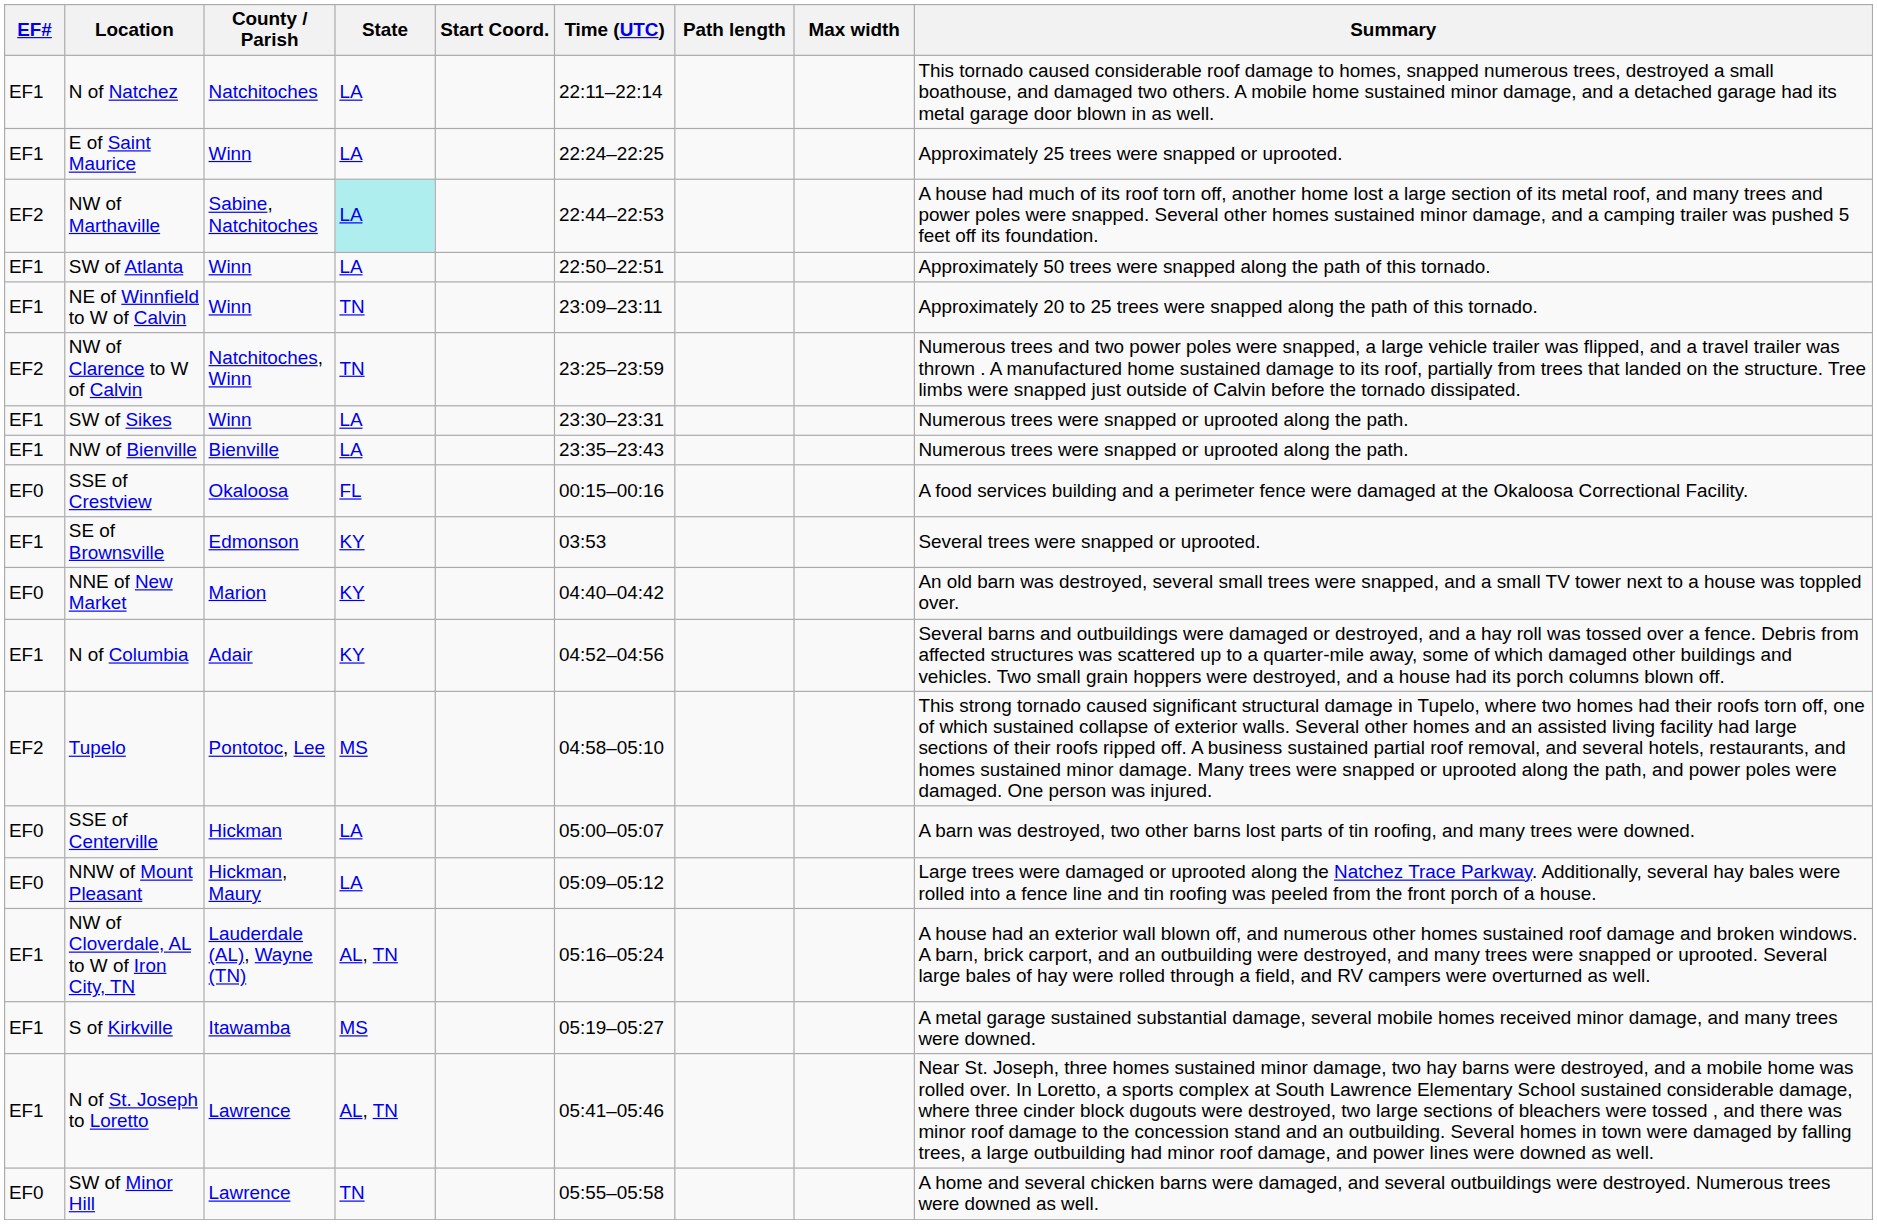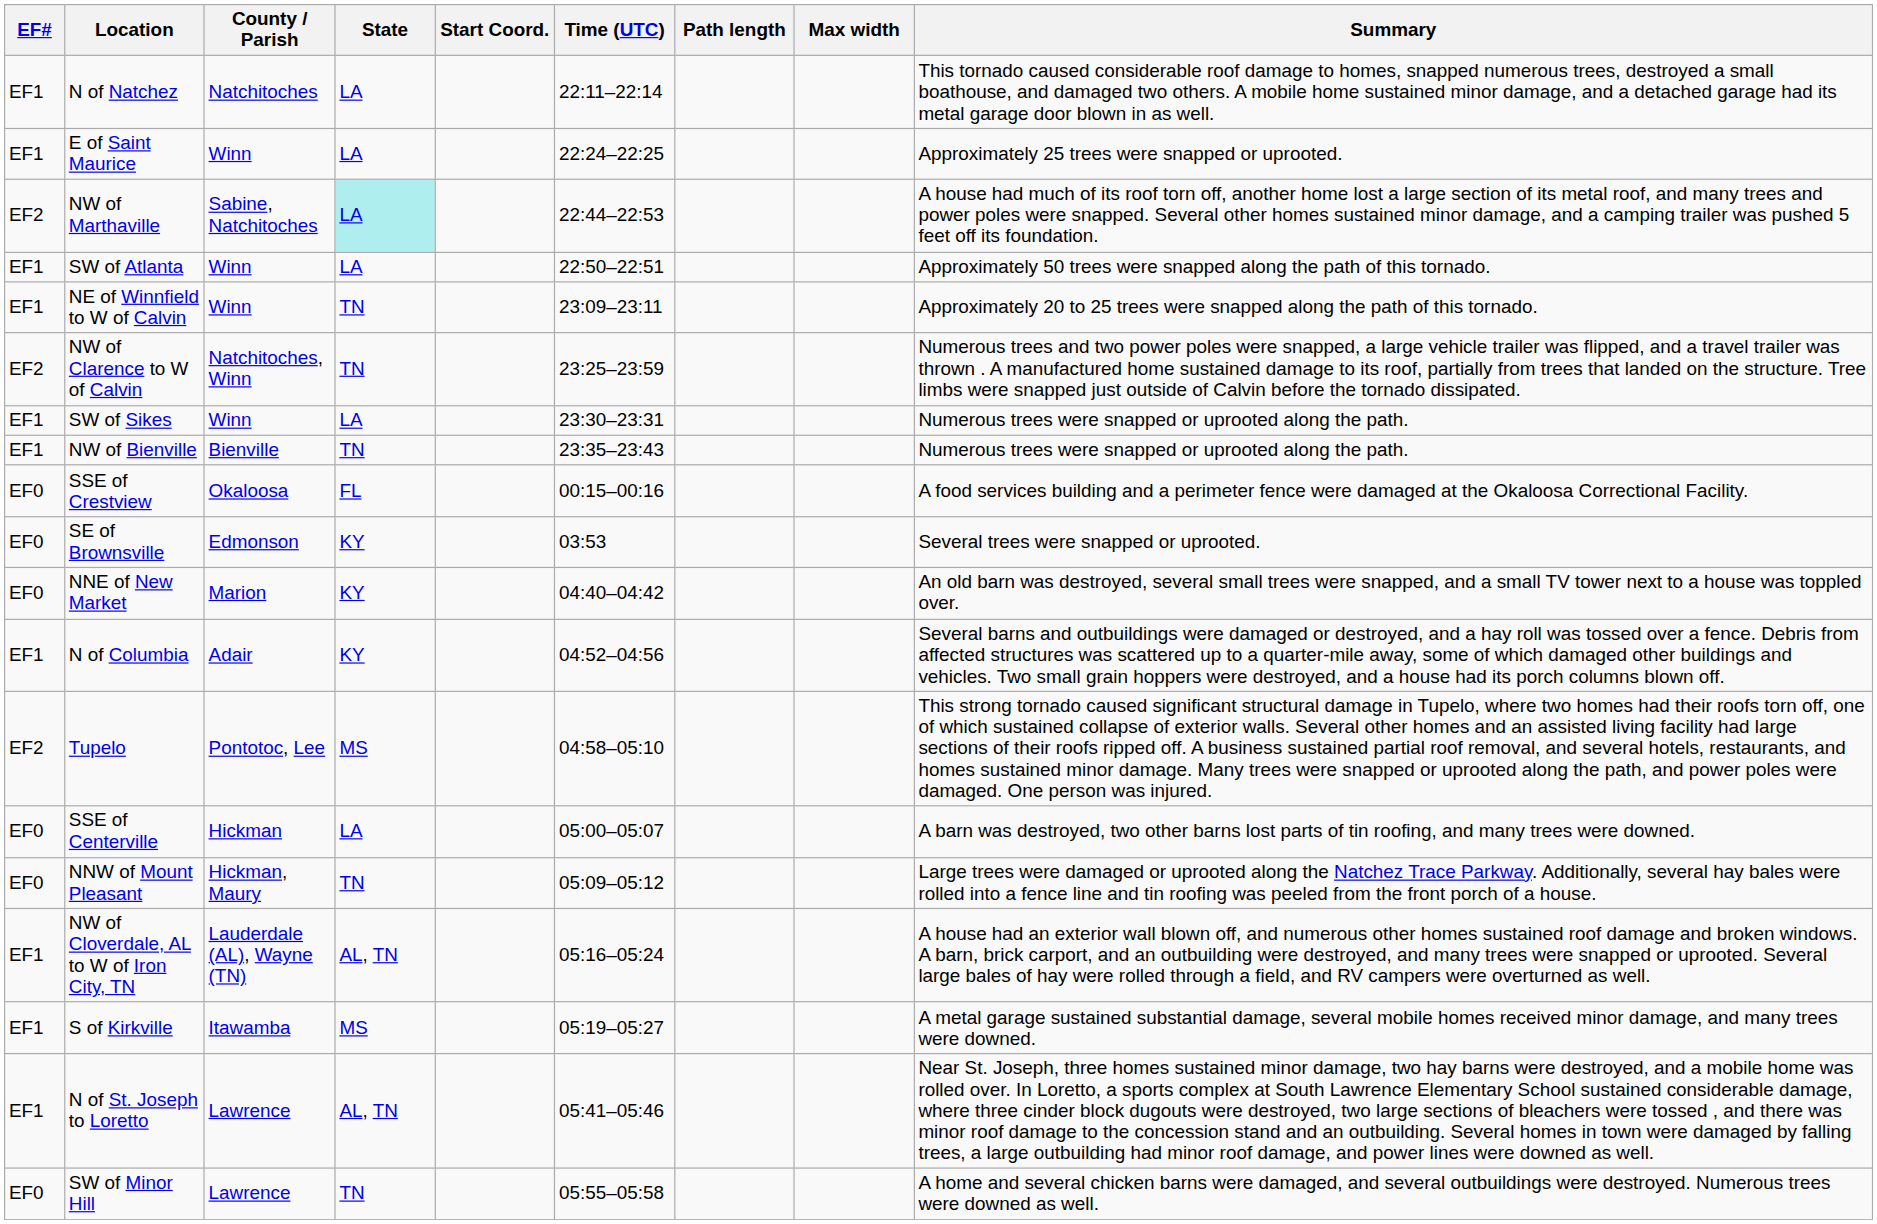(351, 450) LA -> (352, 450) TN
(26, 541) EF1 -> (26, 541) EF0
(351, 882) LA -> (352, 882) TN
